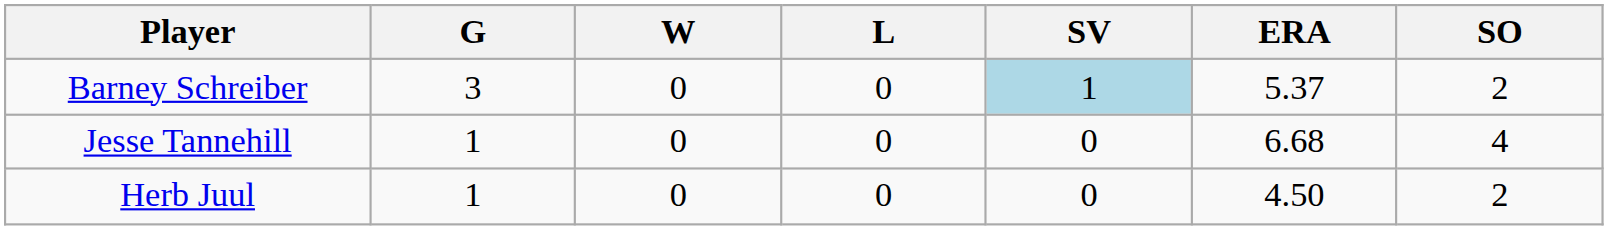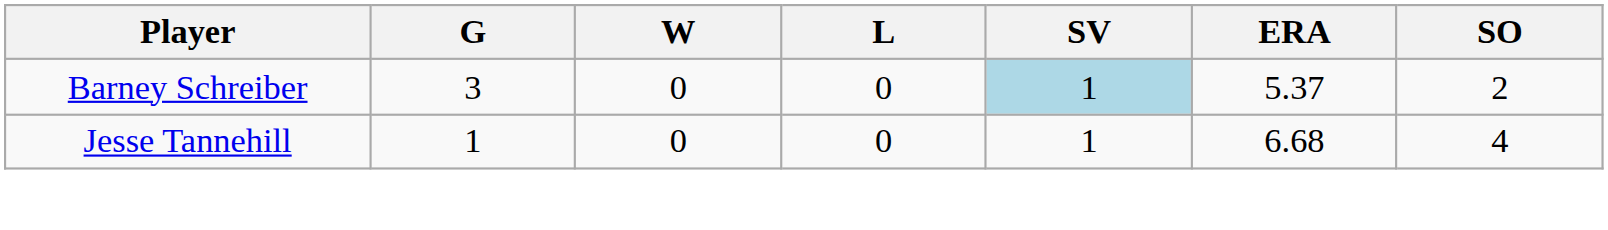(1089, 140) 0 -> (1089, 140) 1
- row: (188, 195)
